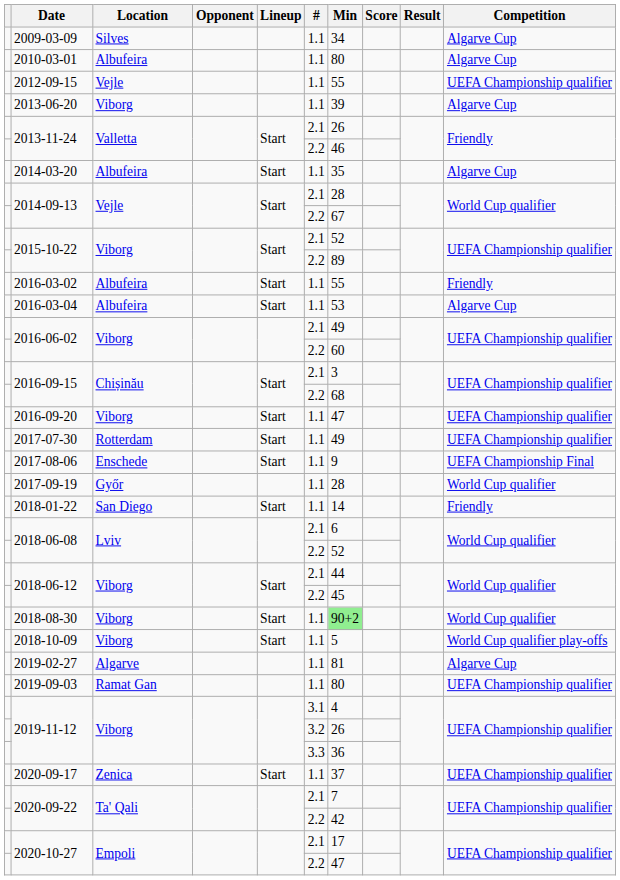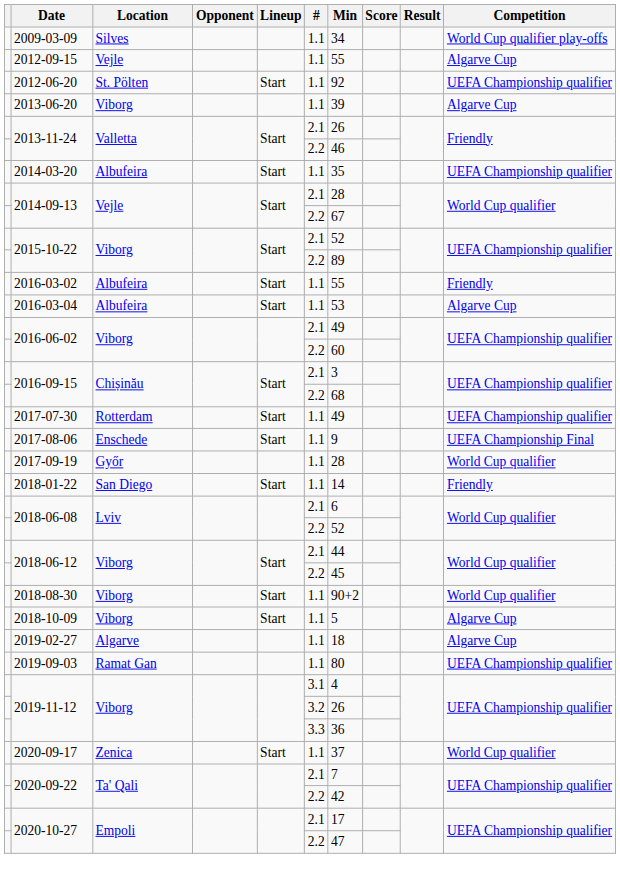(482, 38) Algarve Cup -> (527, 38) World Cup qualifier play-offs
- row: (46, 60)
(529, 83) UEFA Championship qualifier -> (482, 60) Algarve Cup
+ row: (46, 83)
(482, 172) Algarve Cup -> (529, 172) UEFA Championship qualifier
- row: (46, 417)
(345, 618) lightgreen background -> (345, 596) no background
(527, 641) World Cup qualifier play-offs -> (482, 618) Algarve Cup
(338, 663) 81 -> (338, 641) 18
(529, 775) UEFA Championship qualifier -> (501, 752) World Cup qualifier
